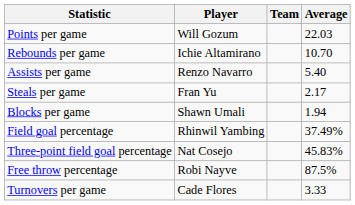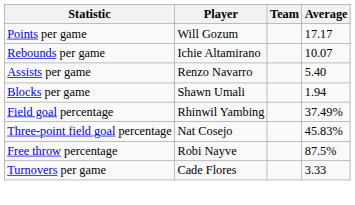(319, 33) 22.03 -> (319, 33) 17.17
(319, 53) 10.70 -> (319, 53) 10.07
- row: (46, 92)
